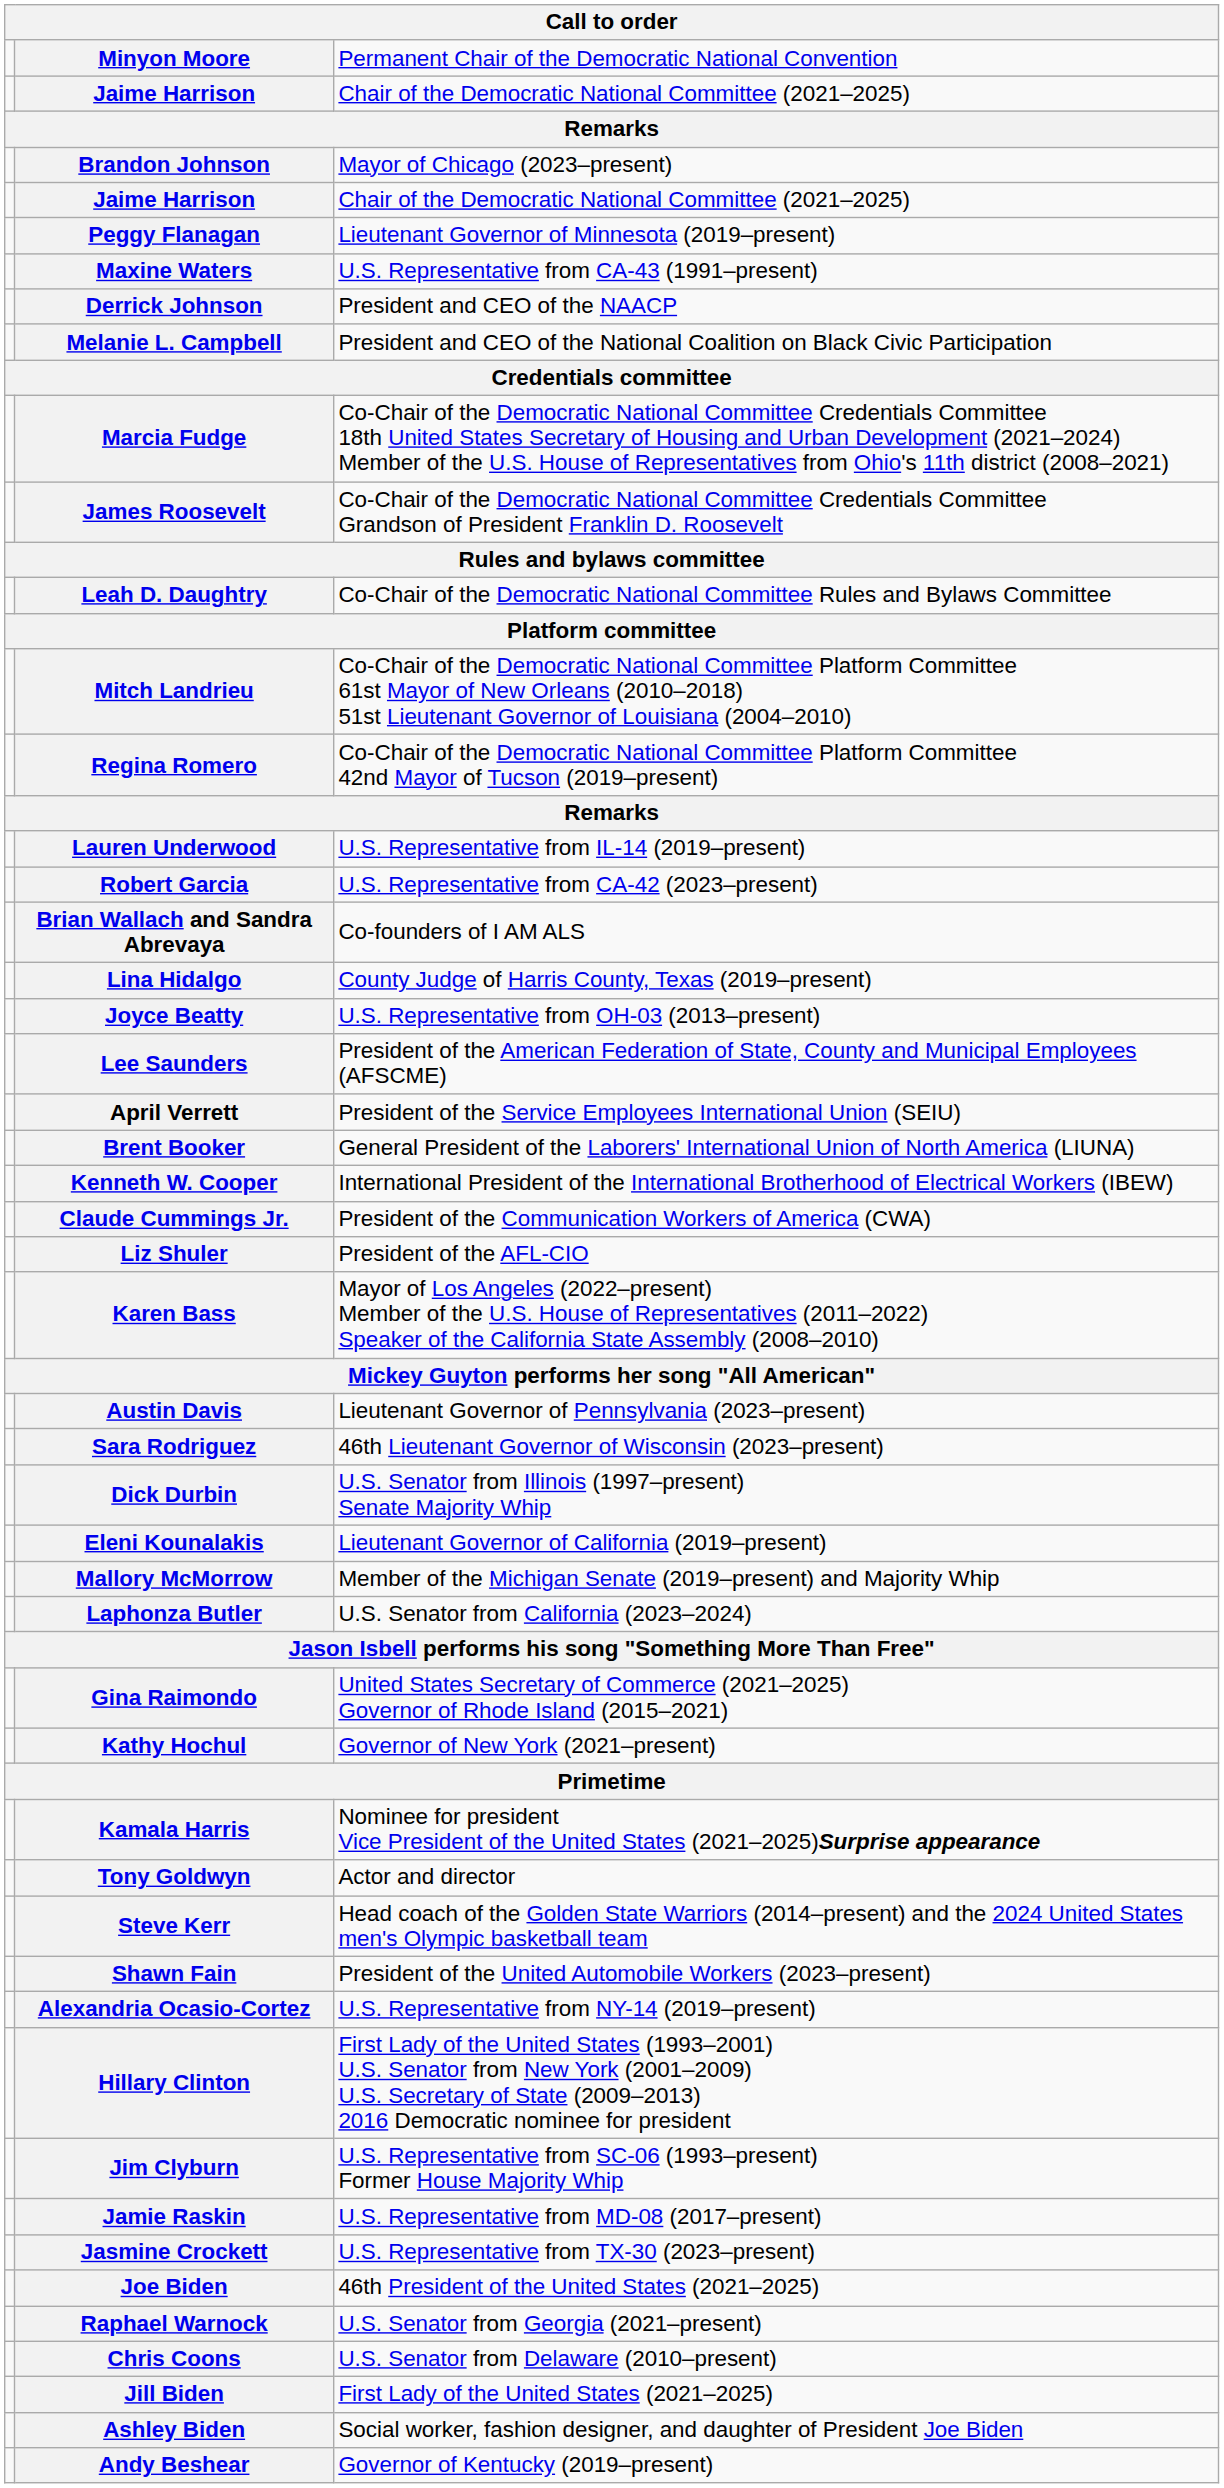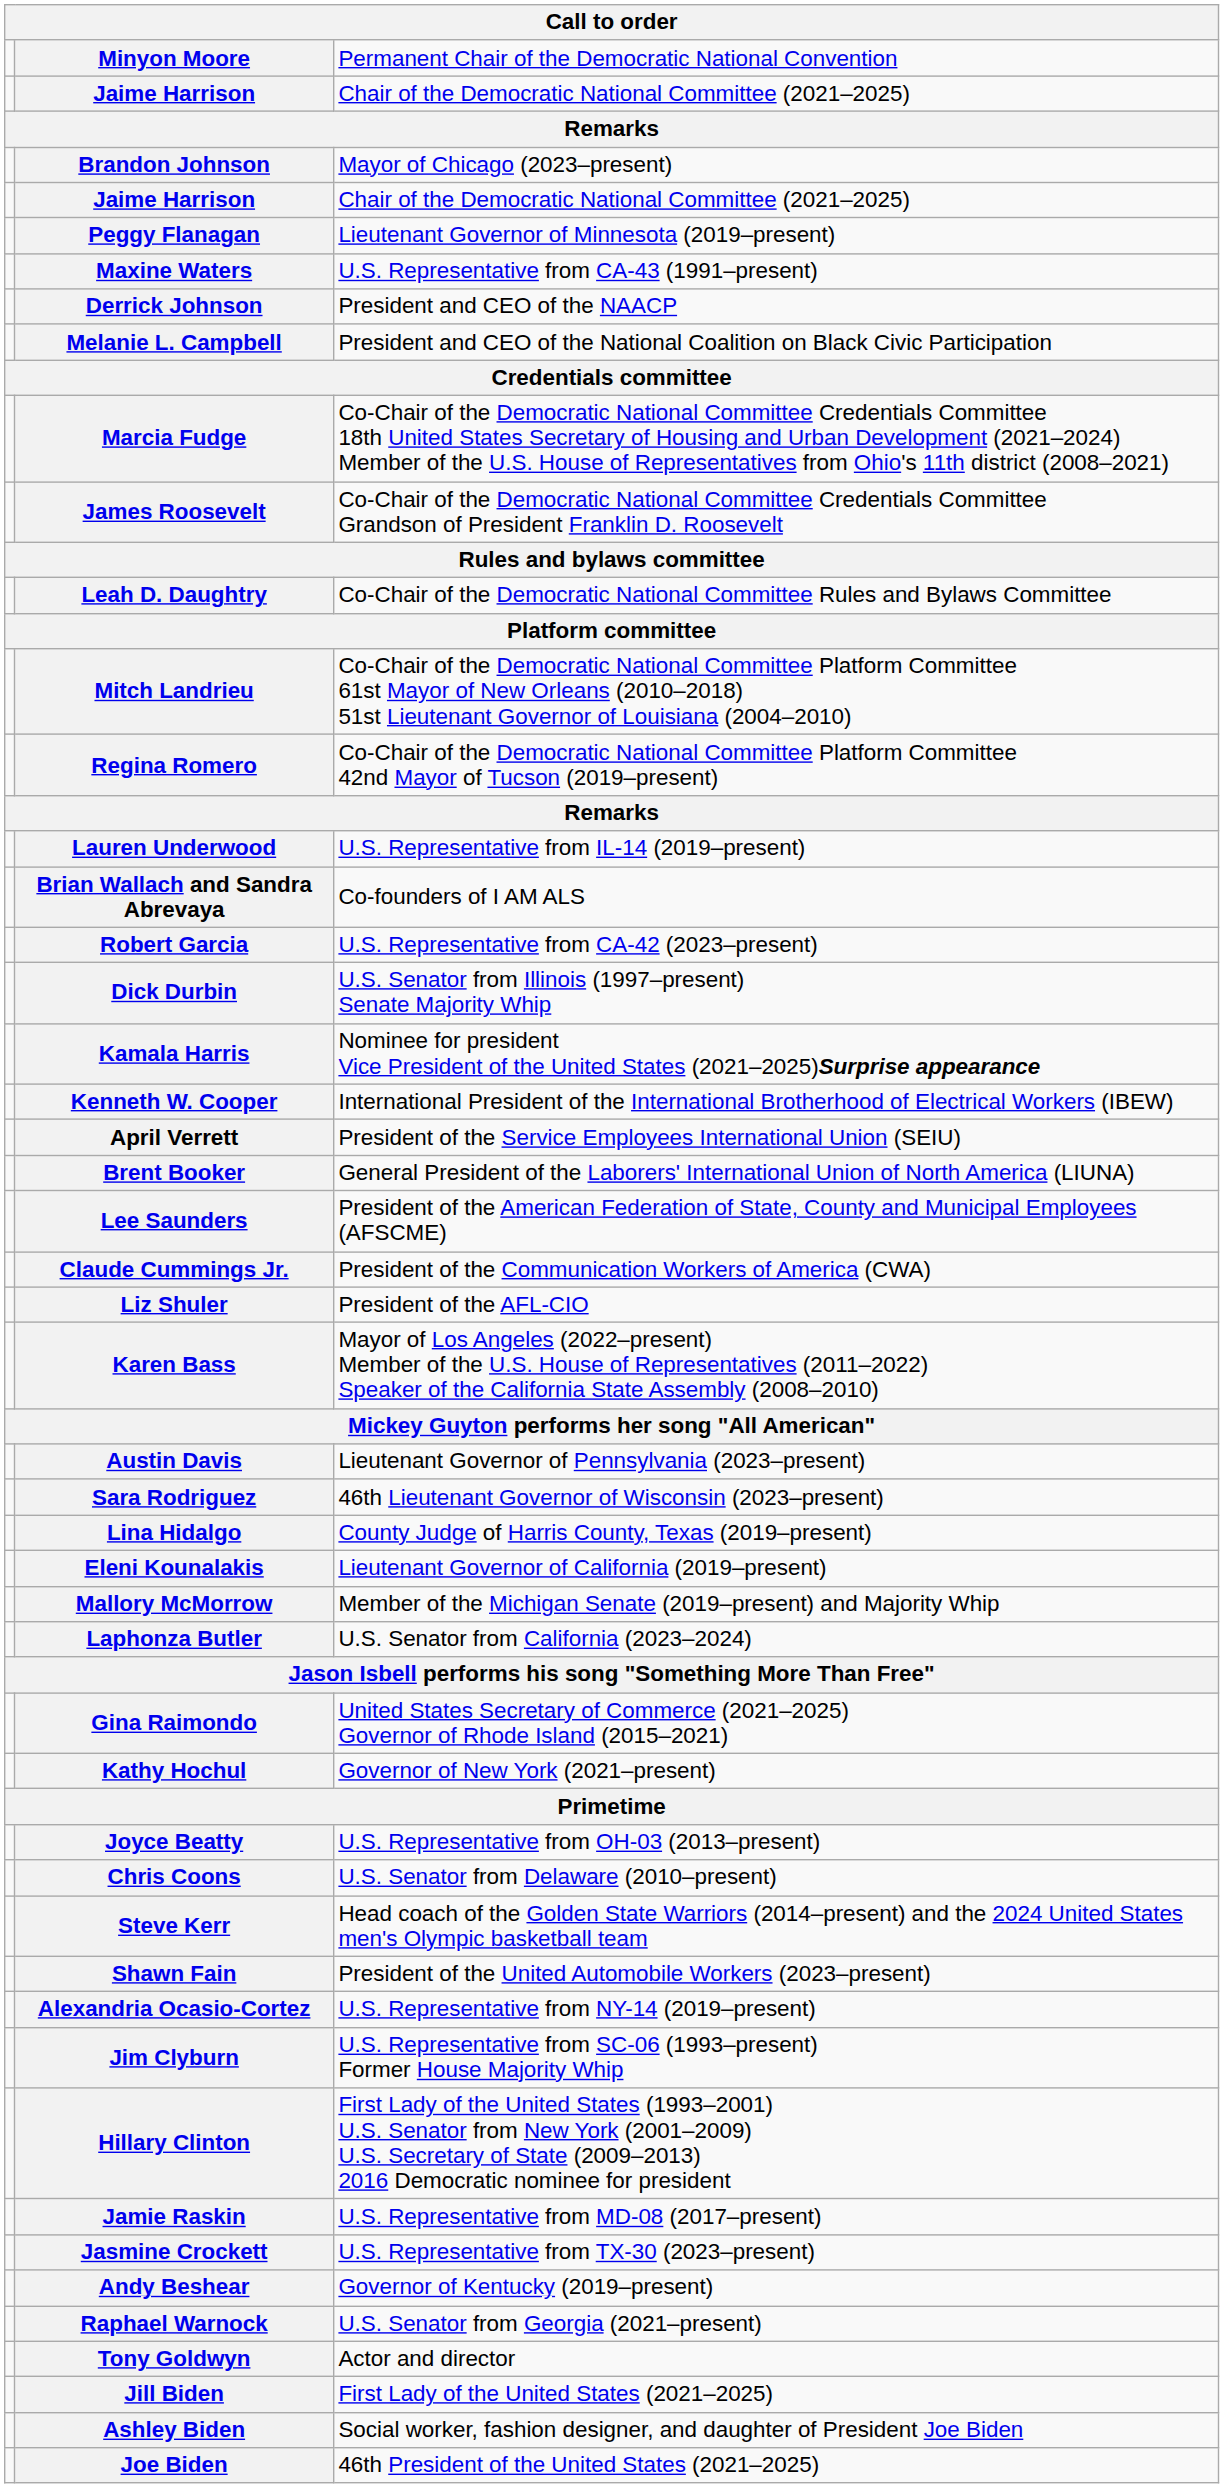rows swapped: (174, 883) <-> (174, 932)
rows swapped: (174, 1494) <-> (174, 980)
rows swapped: (174, 1015) <-> (174, 1829)
rows swapped: (174, 1063) <-> (174, 1183)
rows swapped: (174, 1877) <-> (174, 2358)
rows swapped: (174, 2082) <-> (174, 2168)
rows swapped: (174, 2465) <-> (174, 2287)
